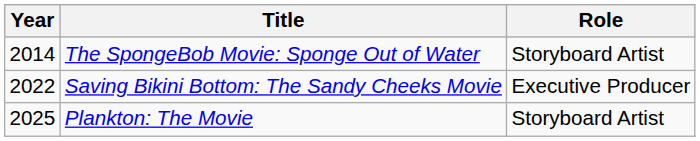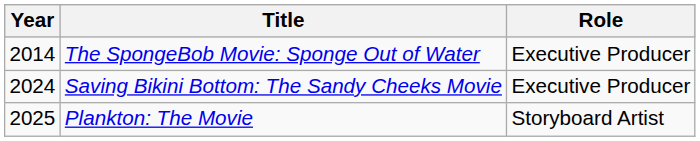(588, 53) Storyboard Artist -> (601, 53) Executive Producer
(32, 86) 2022 -> (32, 86) 2024
